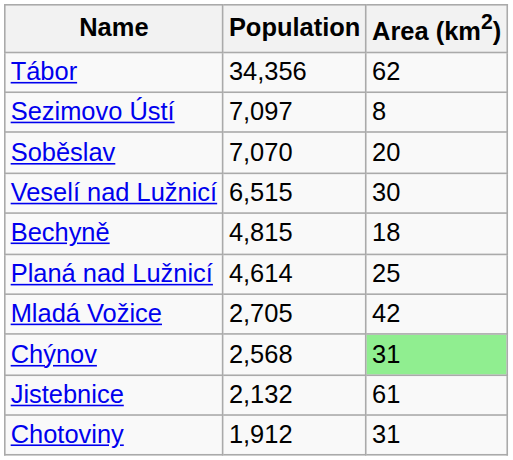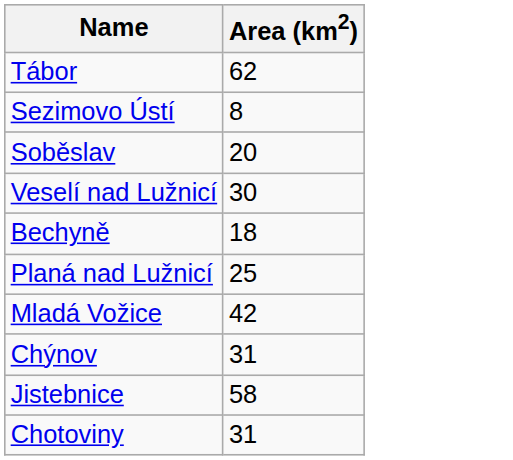- column: (295, 28)
(386, 354) lightgreen background -> (243, 354) no background
(386, 394) 61 -> (243, 394) 58
